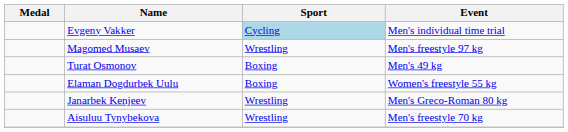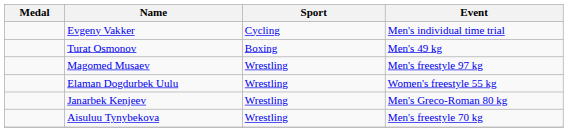(262, 30) lightblue background -> (262, 30) no background
rows swapped: (108, 48) <-> (102, 65)
(261, 83) Boxing -> (266, 83) Wrestling
